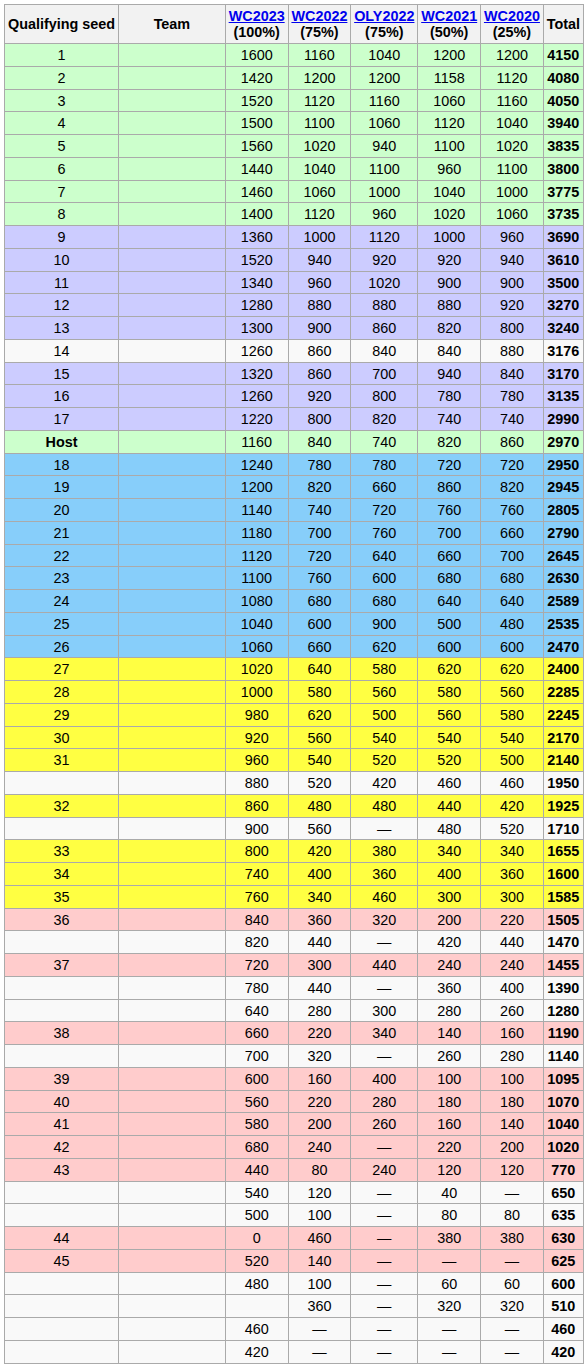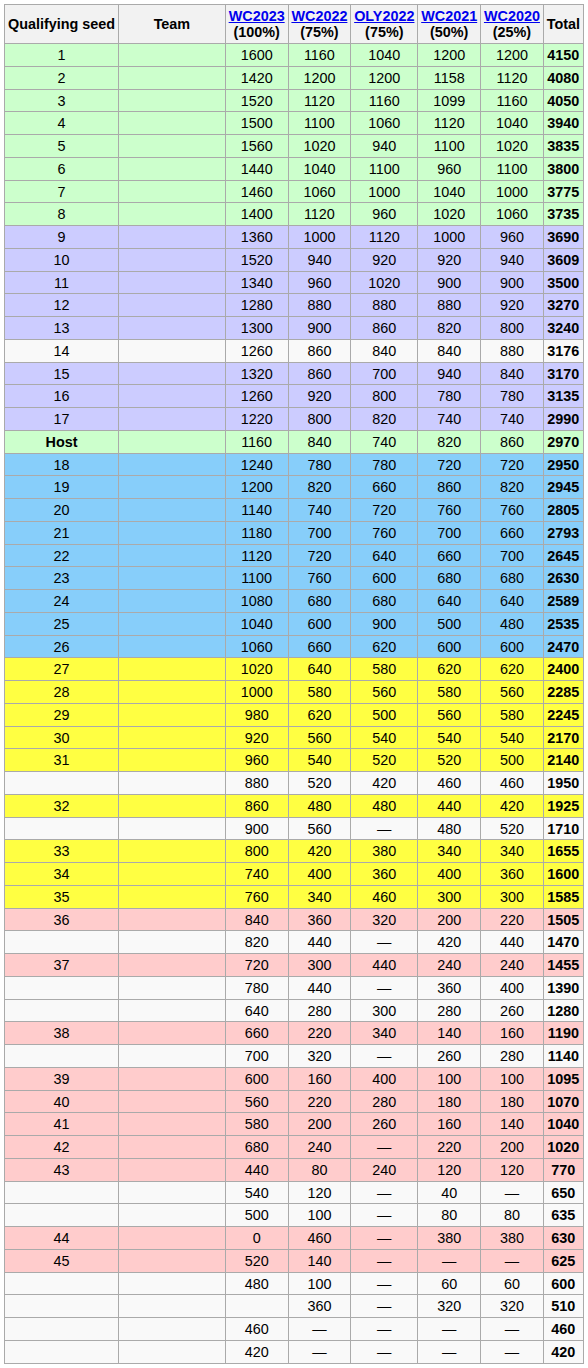(449, 101) 1060 -> (449, 101) 1099
(563, 260) 3610 -> (563, 260) 3609
(563, 533) 2790 -> (563, 533) 2793
